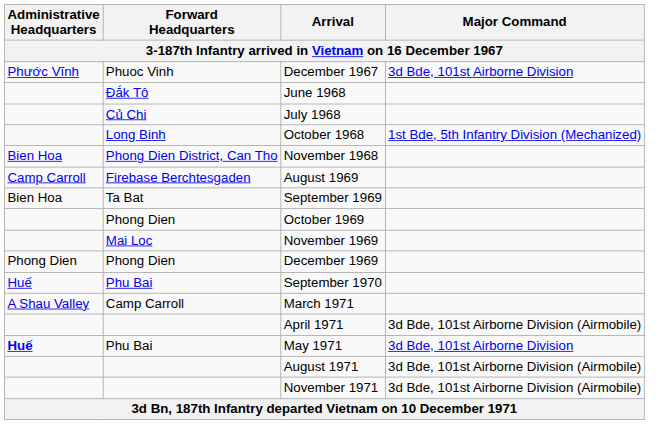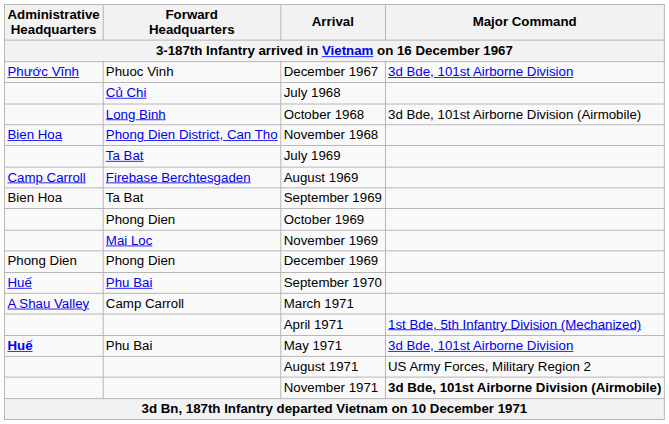- row: (315, 93)
(515, 135) 1st Bde, 5th Infantry Division (Mechanized) -> (515, 114) 3d Bde, 101st Airborne Division (Airmobile)
+ row: (312, 156)
(515, 324) 3d Bde, 101st Airborne Division (Airmobile) -> (515, 324) 1st Bde, 5th Infantry Division (Mechanized)
(515, 366) 3d Bde, 101st Airborne Division (Airmobile) -> (490, 366) US Army Forces, Military Region 2
(515, 388) normal -> (525, 388) bold
